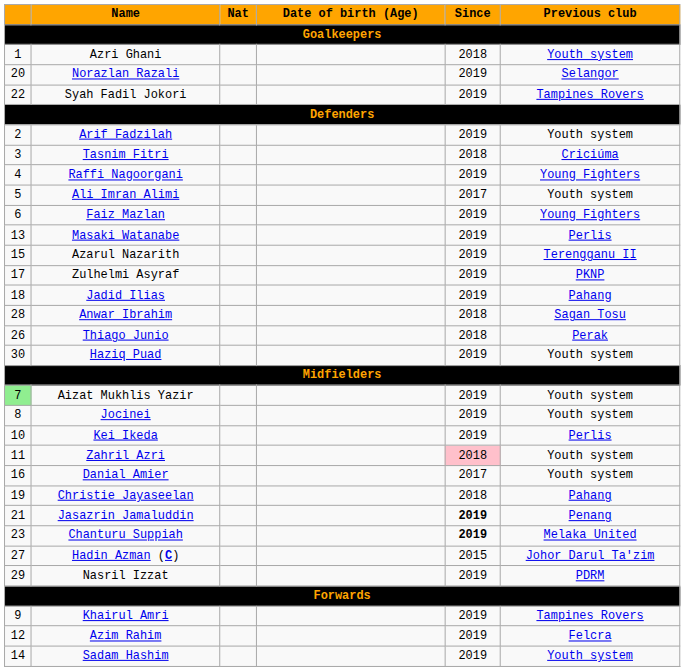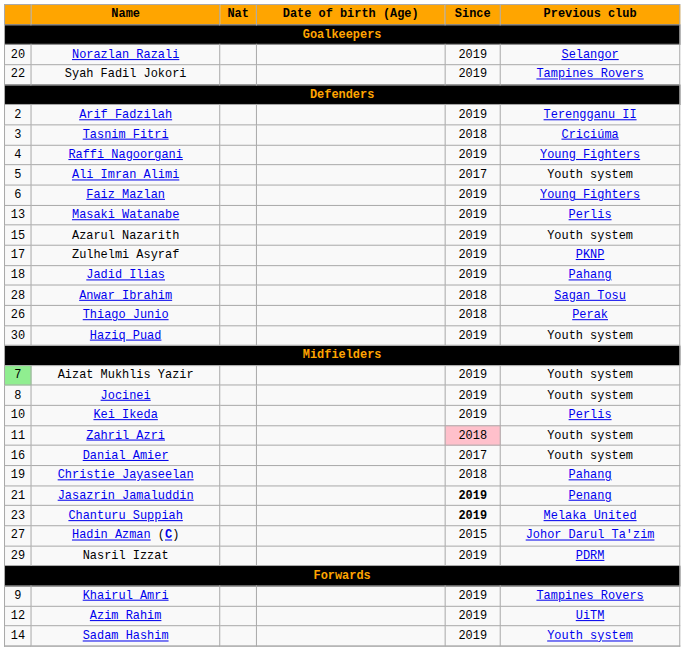- row: (126, 54)
(590, 135) Youth system -> (590, 114) Terengganu II
(590, 255) Terengganu II -> (590, 235) Youth system
(590, 636) Felcra -> (590, 616) UiTM
